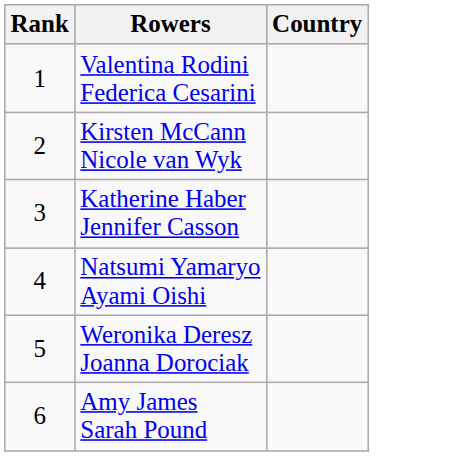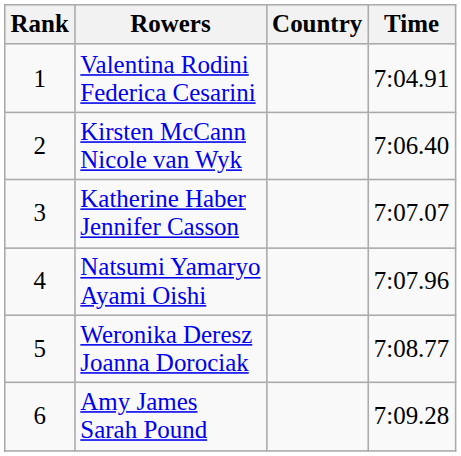+ column: (412, 24)
